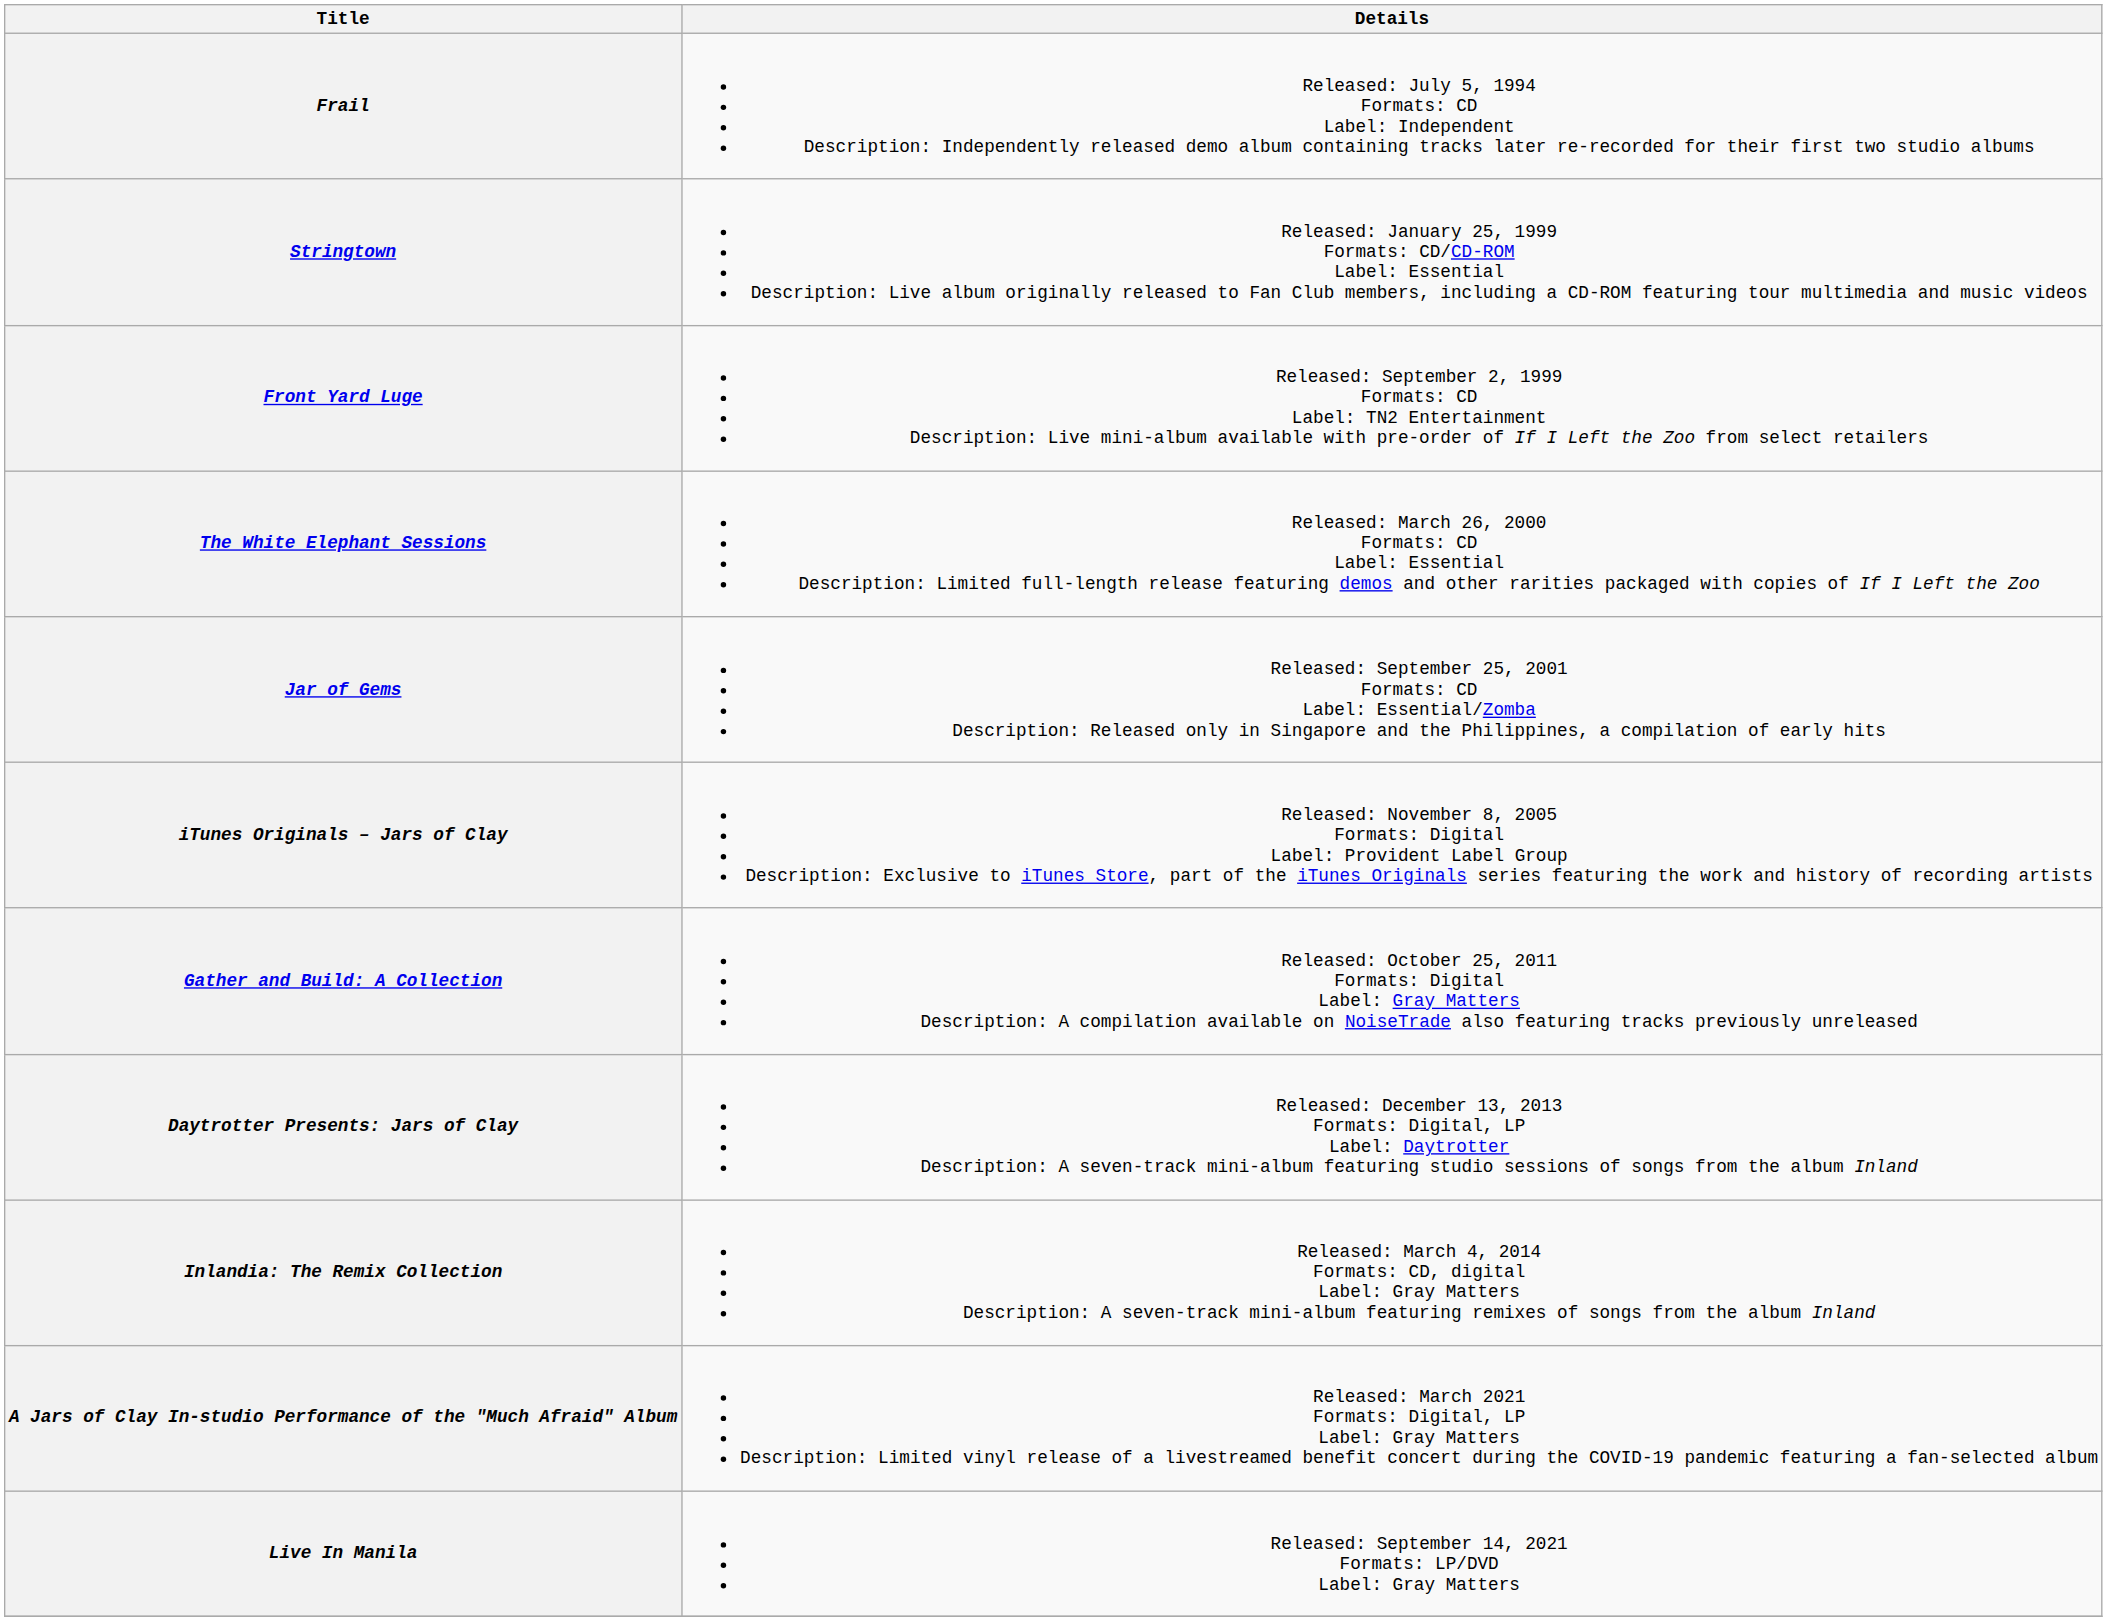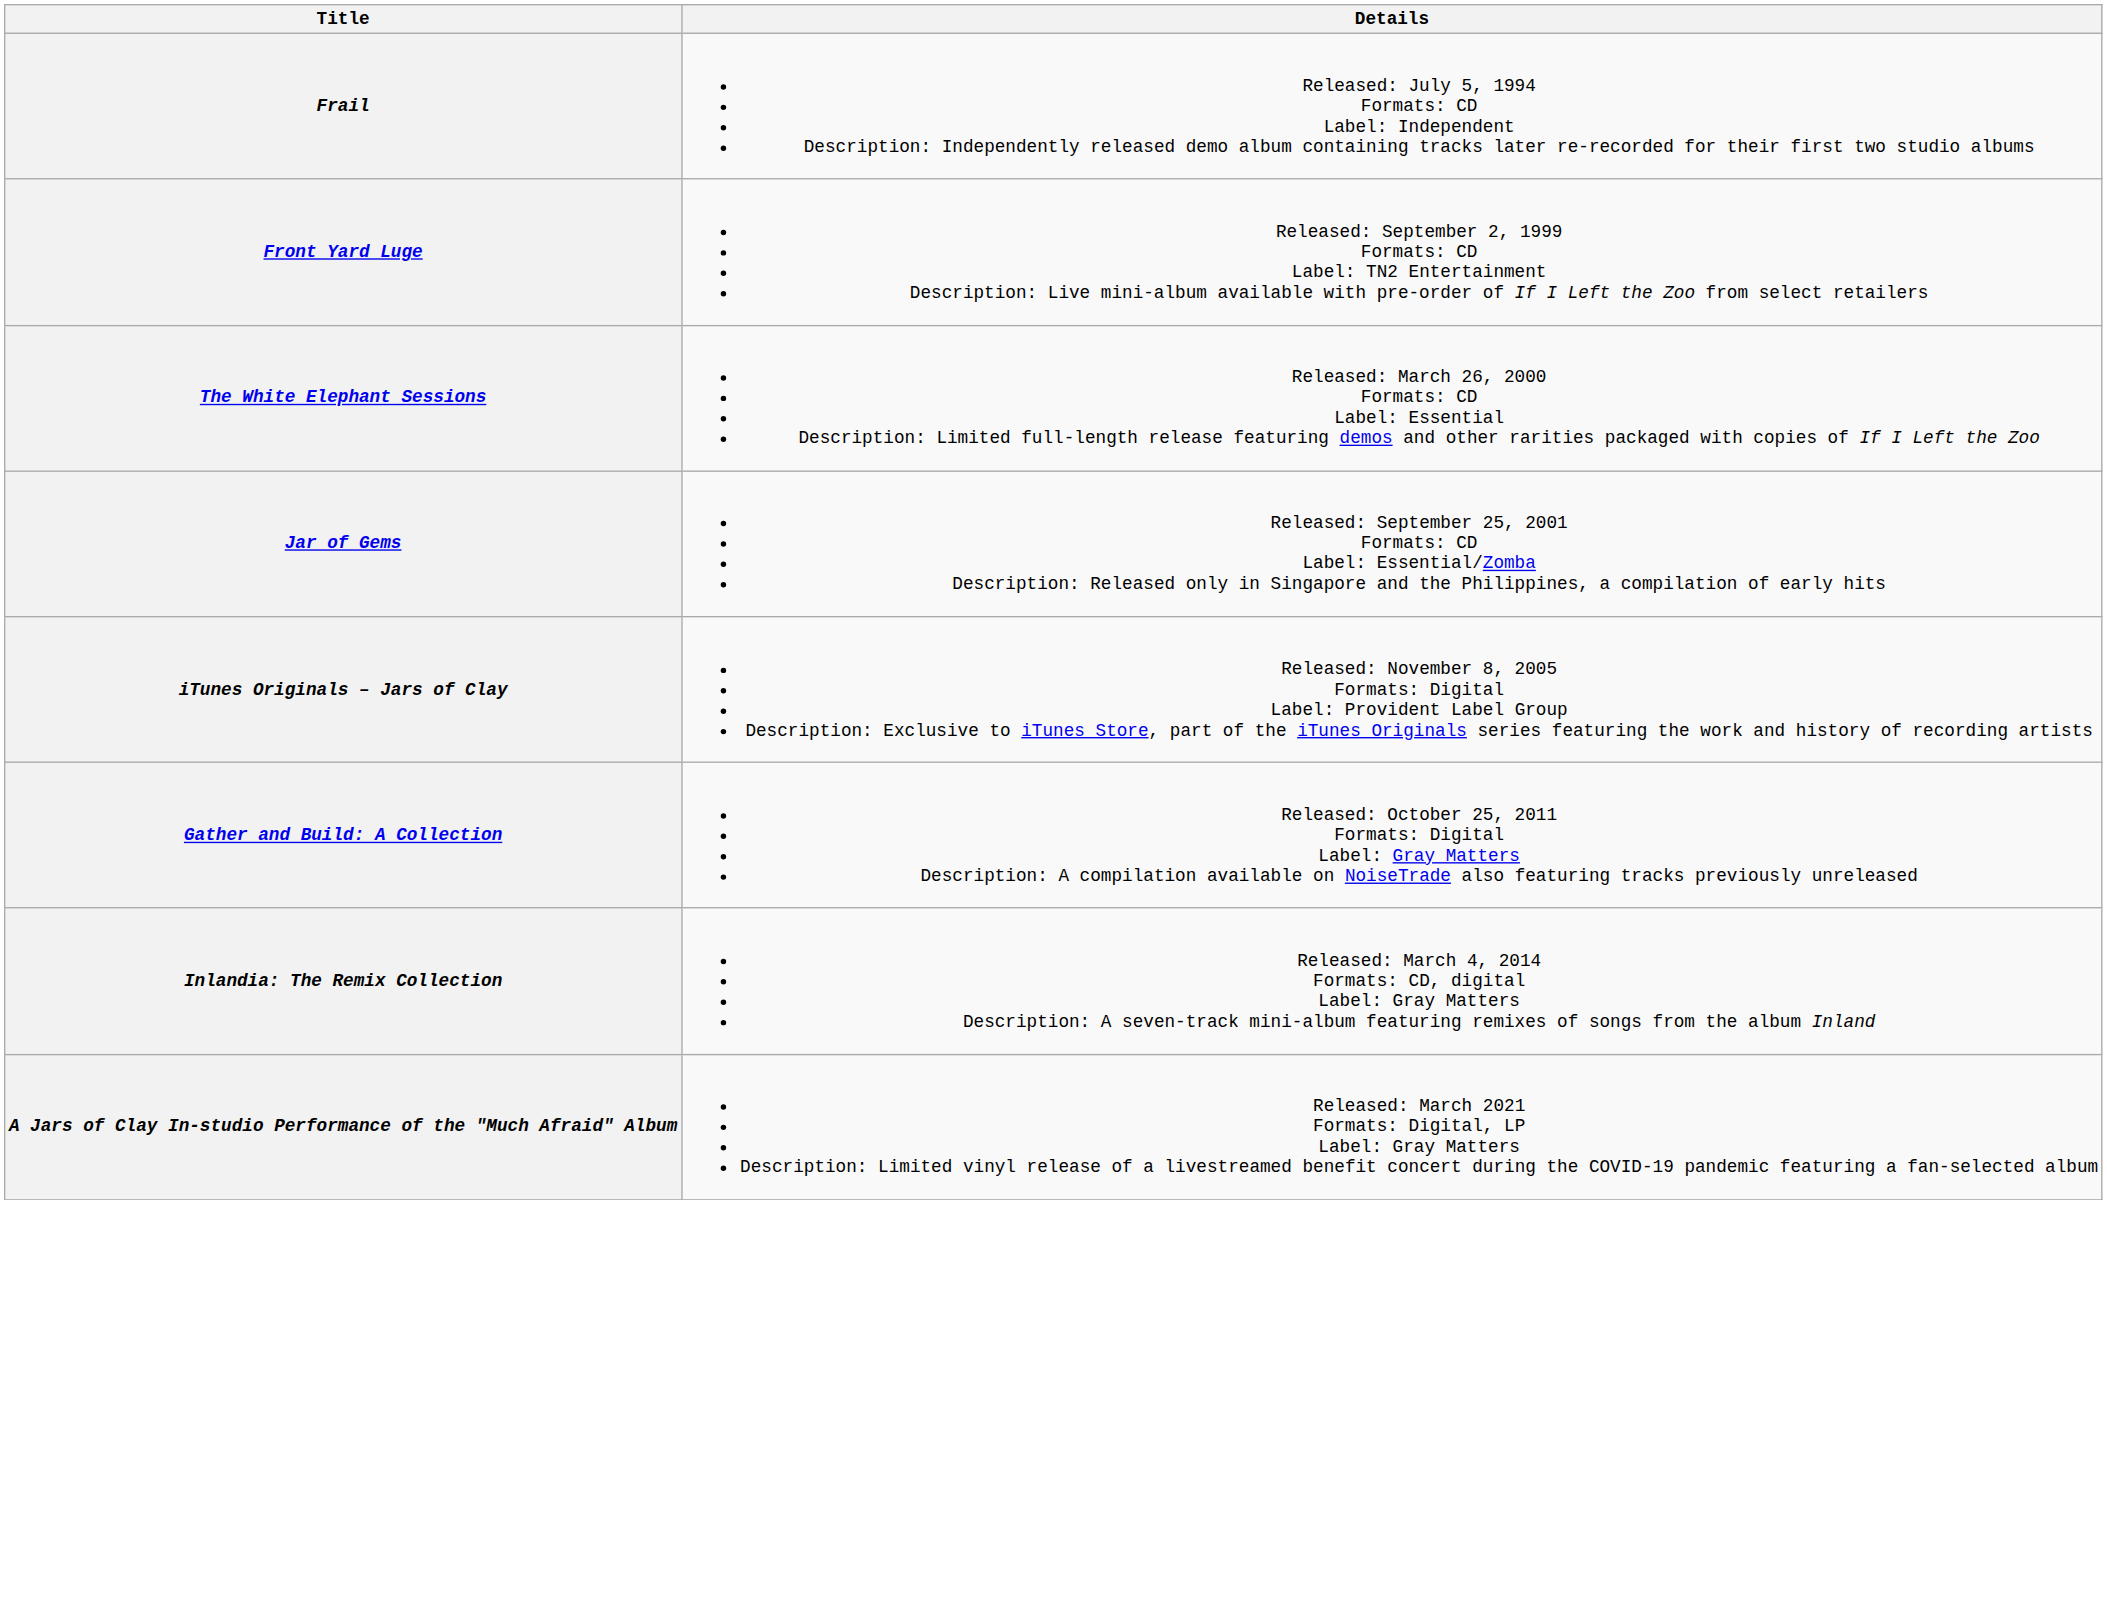- row: (343, 252)
- row: (343, 1127)
- row: (343, 1554)
